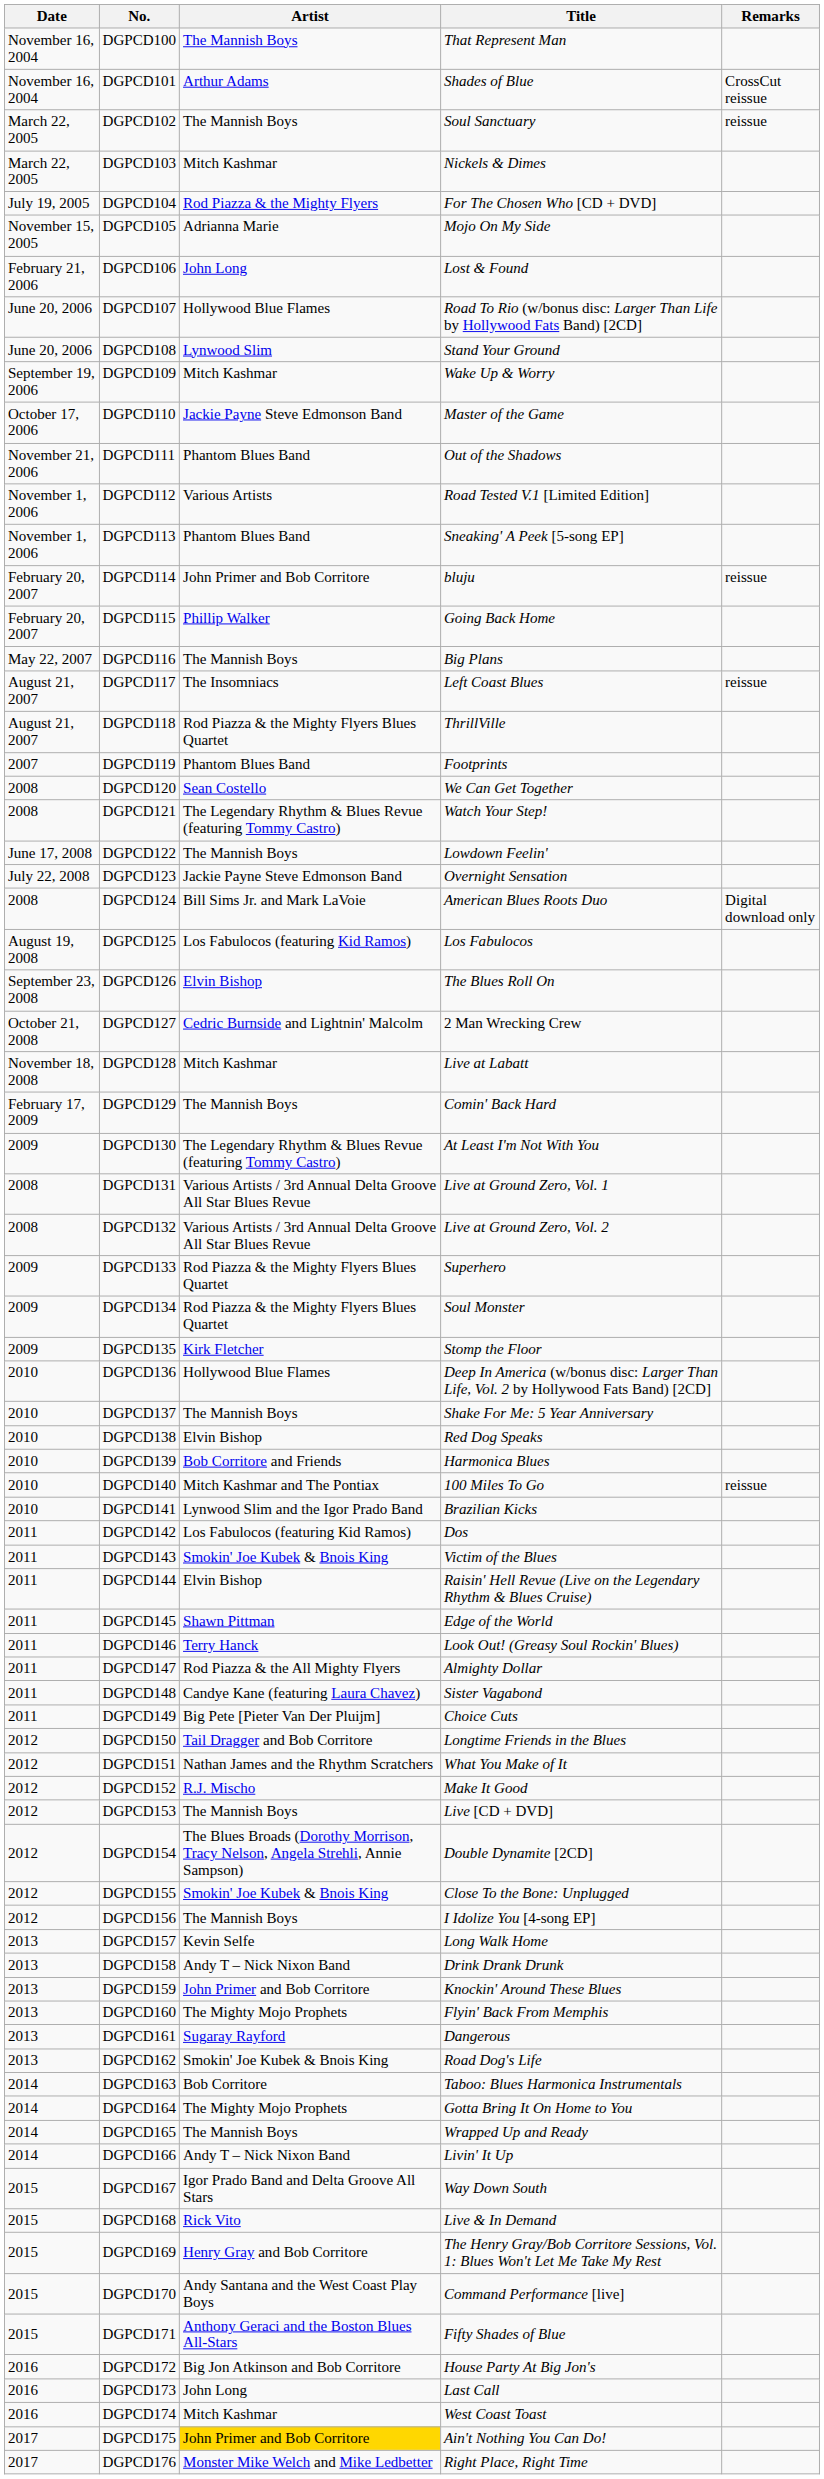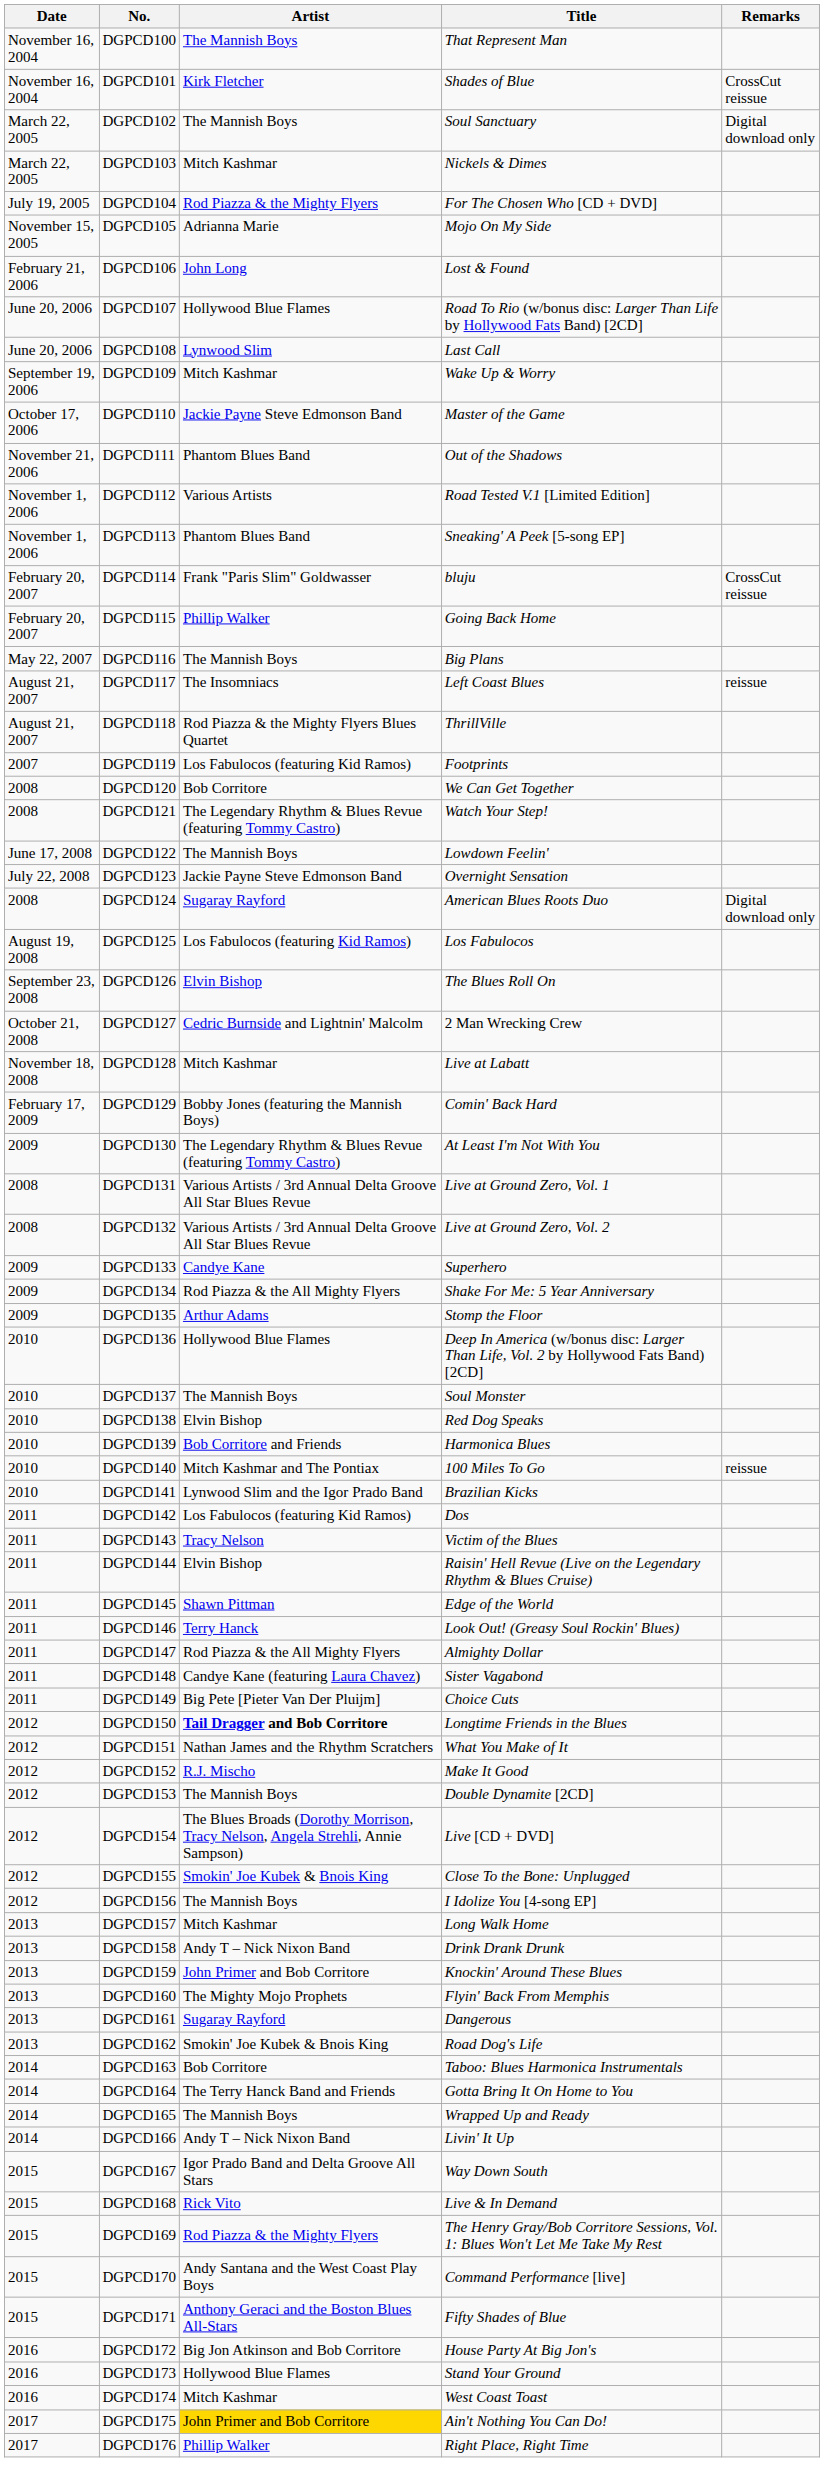(226, 81) Arthur Adams -> (223, 81) Kirk Fletcher
(746, 121) reissue -> (770, 130) Digital download only
(502, 349) Stand Your Ground -> (473, 349) Last Call
(276, 577) John Primer and Bob Corritore -> (277, 577) Frank "Paris Slim" Goldwasser
(746, 577) reissue -> (753, 585) CrossCut reissue
(247, 764) Phantom Blues Band -> (297, 764) Los Fabulocos (featuring Kid Ramos)
(225, 788) Sean Costello -> (225, 788) Bob Corritore
(274, 900) Bill Sims Jr. and Mark LaVoie -> (234, 900) Sugaray Rayford
(240, 1104) The Mannish Boys -> (292, 1112) Bobby Jones (featuring the Mannish Boys)
(300, 1275) Rod Piazza & the Mighty Flyers Blues Quartet -> (224, 1267) Candye Kane
(300, 1316) Rod Piazza & the Mighty Flyers Blues Quartet -> (292, 1291) Rod Piazza & the All Mighty Flyers
(484, 1308) Soul Monster -> (549, 1291) Shake For Me: 5 Year Anniversary
(223, 1348) Kirk Fletcher -> (226, 1315) Arthur Adams
(549, 1413) Shake For Me: 5 Year Anniversary -> (485, 1396) Soul Monster
(286, 1556) Smokin' Joe Kubek & Bnois King -> (223, 1539) Tracy Nelson
(278, 1740) normal -> (285, 1723) bold
(499, 1812) Live [CD + DVD] -> (519, 1795) Double Dynamite [2CD]
(518, 1852) Double Dynamite [2CD] -> (499, 1835) Live [CD + DVD]
(219, 1941) Kevin Selfe -> (230, 1924) Mitch Kashmar
(265, 2108) The Mighty Mojo Prophets -> (289, 2091) The Terry Hanck Band and Friends
(275, 2252) Henry Gray and Bob Corritore -> (280, 2236) Rod Piazza & the Mighty Flyers
(215, 2390) John Long -> (256, 2373) Hollywood Blue Flames
(472, 2390) Last Call -> (503, 2373) Stand Your Ground
(308, 2462) Monster Mike Welch and Mike Ledbetter -> (226, 2445) Phillip Walker
